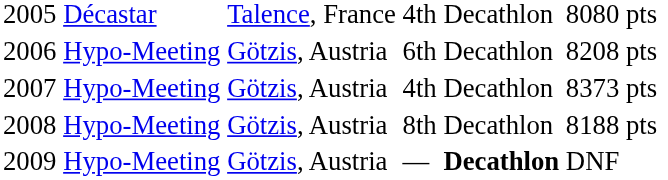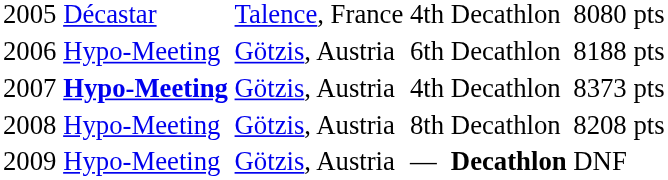(612, 51) 8208 pts -> (619, 51) 8188 pts
(142, 88) normal -> (146, 88) bold
(612, 124) 8188 pts -> (619, 124) 8208 pts
